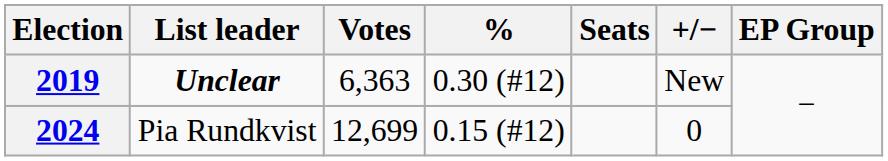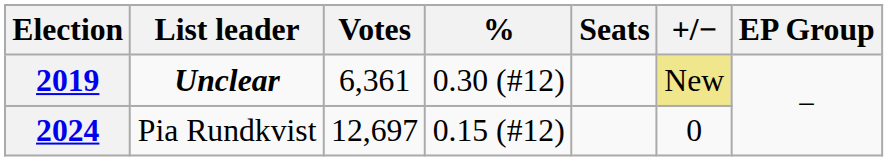(375, 79) 6,363 -> (375, 79) 6,361
(694, 79) no background -> (694, 79) khaki background
(375, 130) 12,699 -> (375, 130) 12,697
